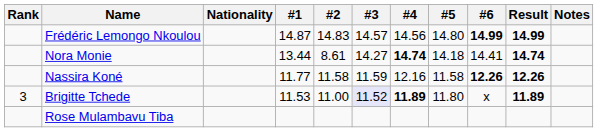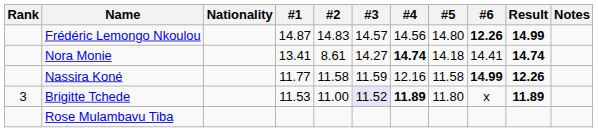(486, 35) 14.99 -> (486, 35) 12.26
(295, 56) 13.44 -> (295, 56) 13.41
(486, 76) 12.26 -> (486, 76) 14.99
